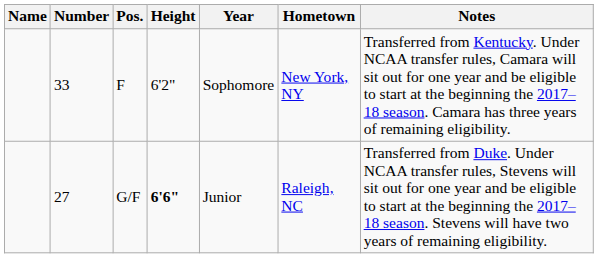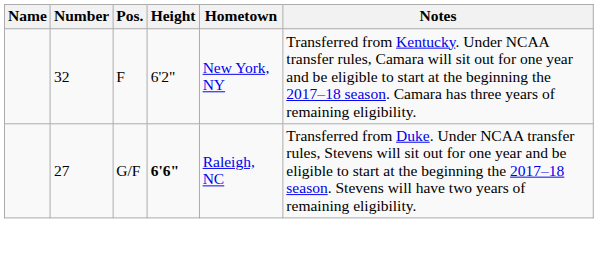- column: (238, 16)
(62, 85) 33 -> (62, 76) 32
